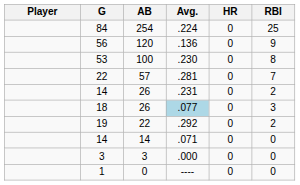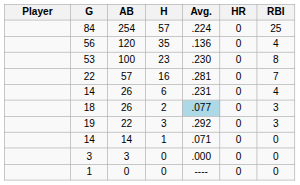+ column: (164, 12)
(273, 44) 9 -> (276, 44) 4
(273, 92) 2 -> (276, 92) 4
(273, 124) 2 -> (276, 124) 3
